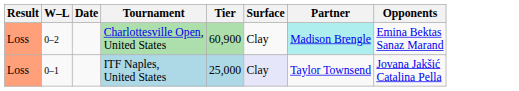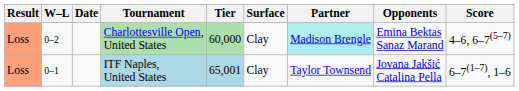+ column: (480, 13)
(225, 38) 60,900 -> (225, 38) 60,000
(225, 70) 25,000 -> (225, 70) 65,001
(257, 70) lavender background -> (257, 70) no background
